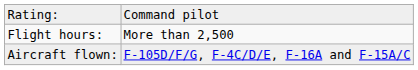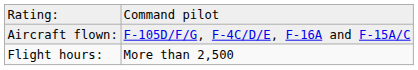rows swapped: (55, 34) <-> (63, 54)
